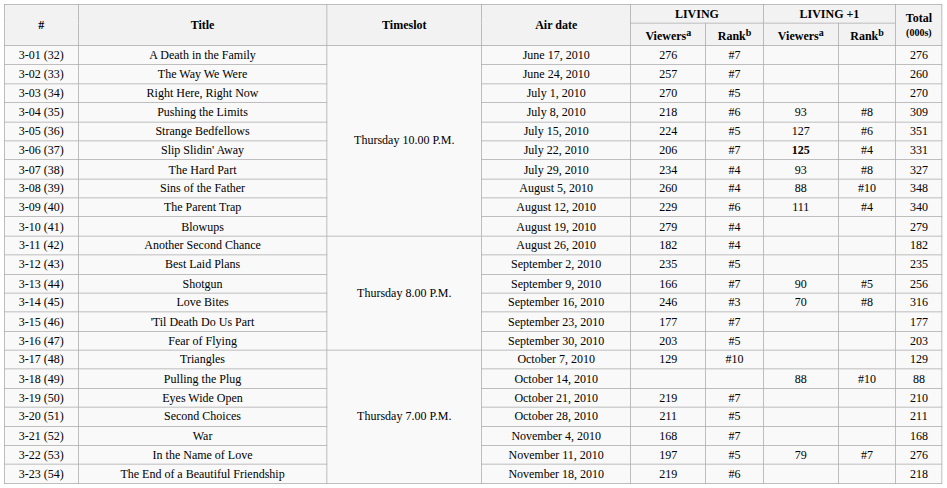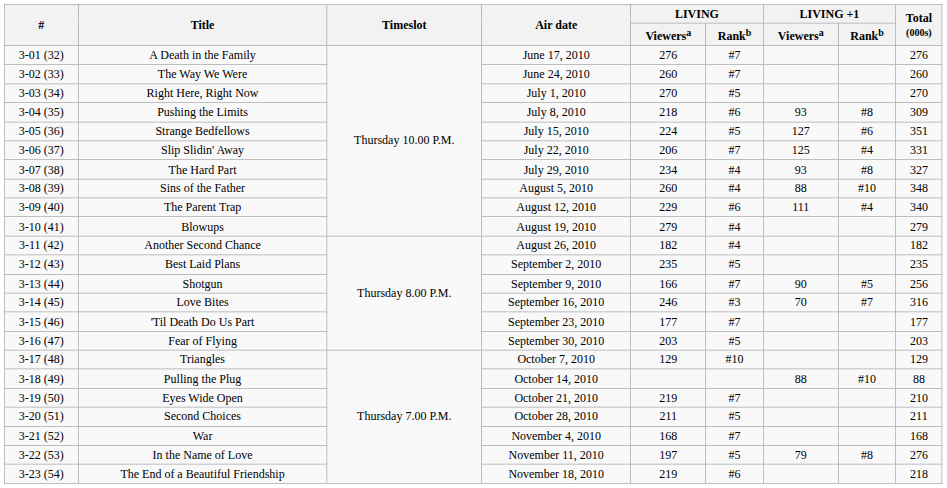(668, 74) 257 -> (668, 74) 260
(801, 150) bold -> (801, 150) normal
(867, 302) #8 -> (867, 302) #7
(867, 454) #7 -> (867, 454) #8
